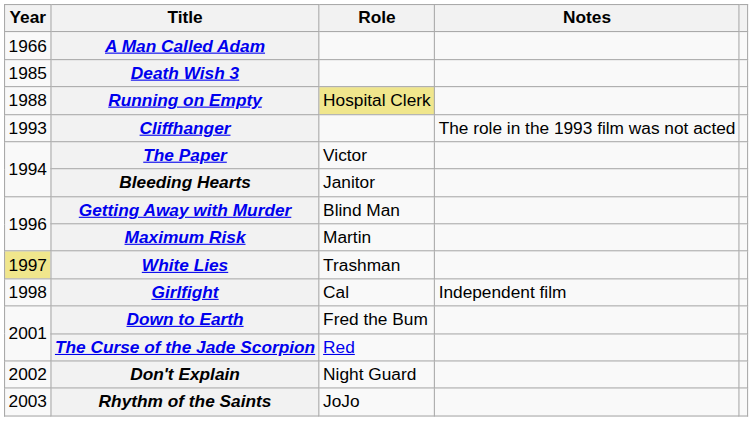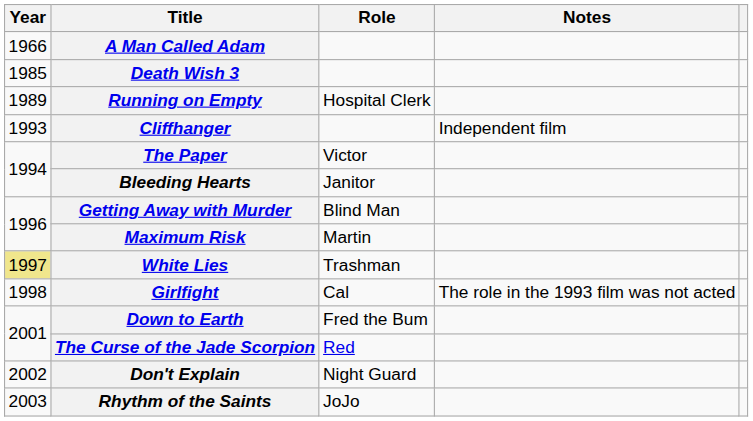(28, 100) 1988 -> (28, 100) 1989
(377, 100) khaki background -> (377, 100) no background
(587, 127) The role in the 1993 film was not acted -> (503, 127) Independent film
(503, 292) Independent film -> (587, 292) The role in the 1993 film was not acted
